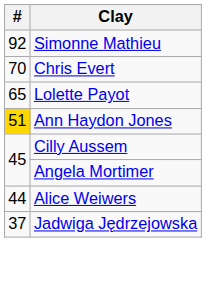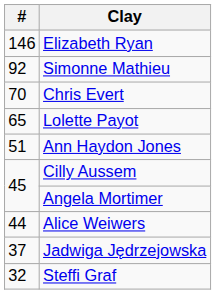+ row: (98, 43)
(17, 120) gold background -> (17, 146) no background
+ row: (80, 276)
